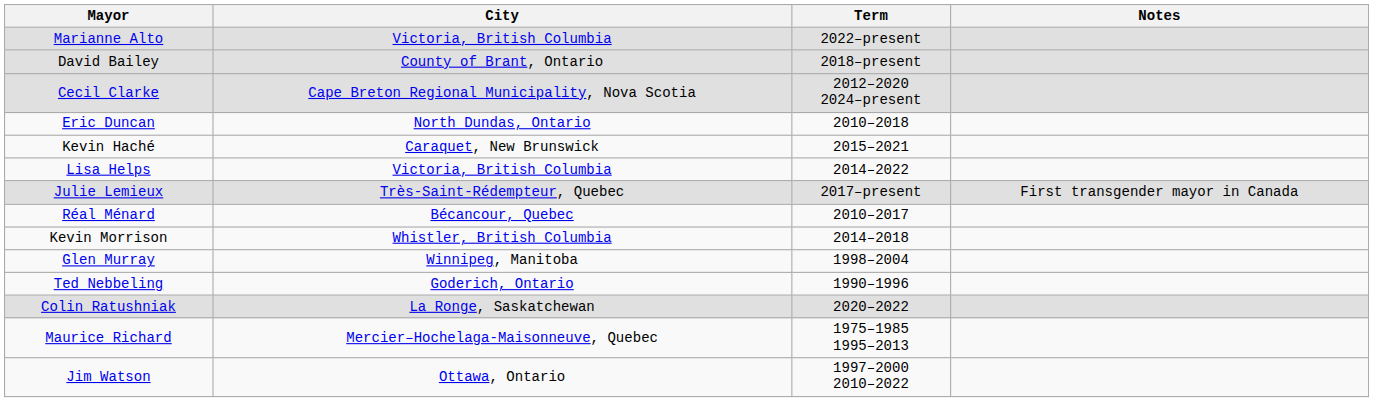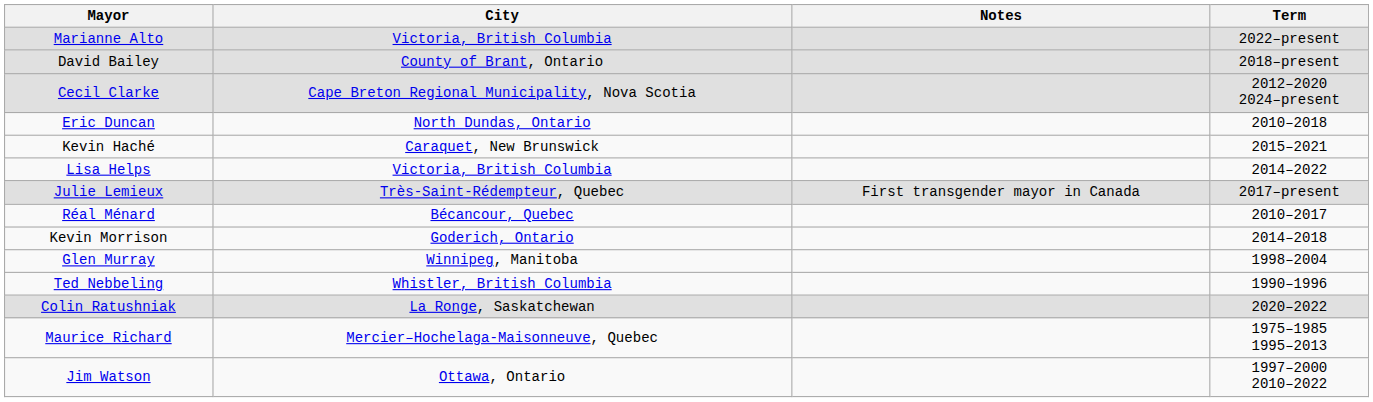columns swapped: (871, 16) <-> (1159, 16)
(502, 238) Whistler, British Columbia -> (502, 238) Goderich, Ontario
(502, 284) Goderich, Ontario -> (502, 284) Whistler, British Columbia
